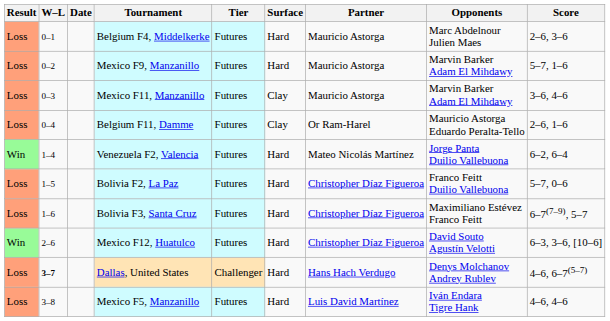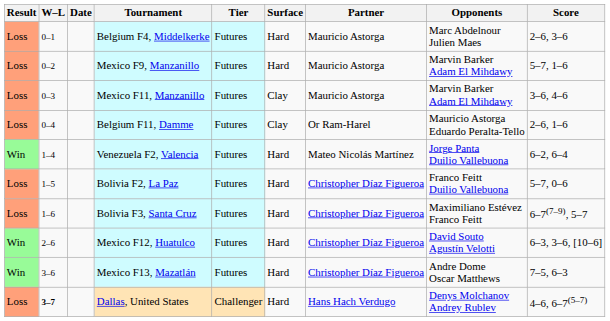+ row: (146, 272)
- row: (148, 301)
